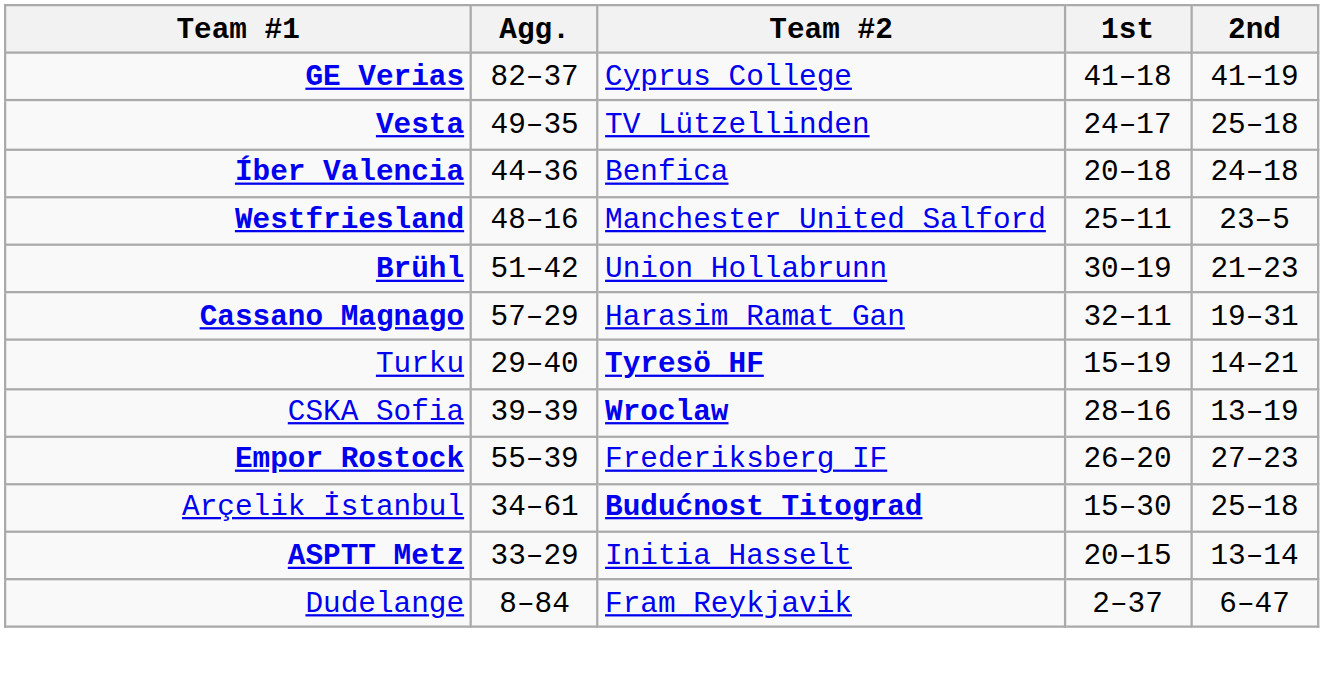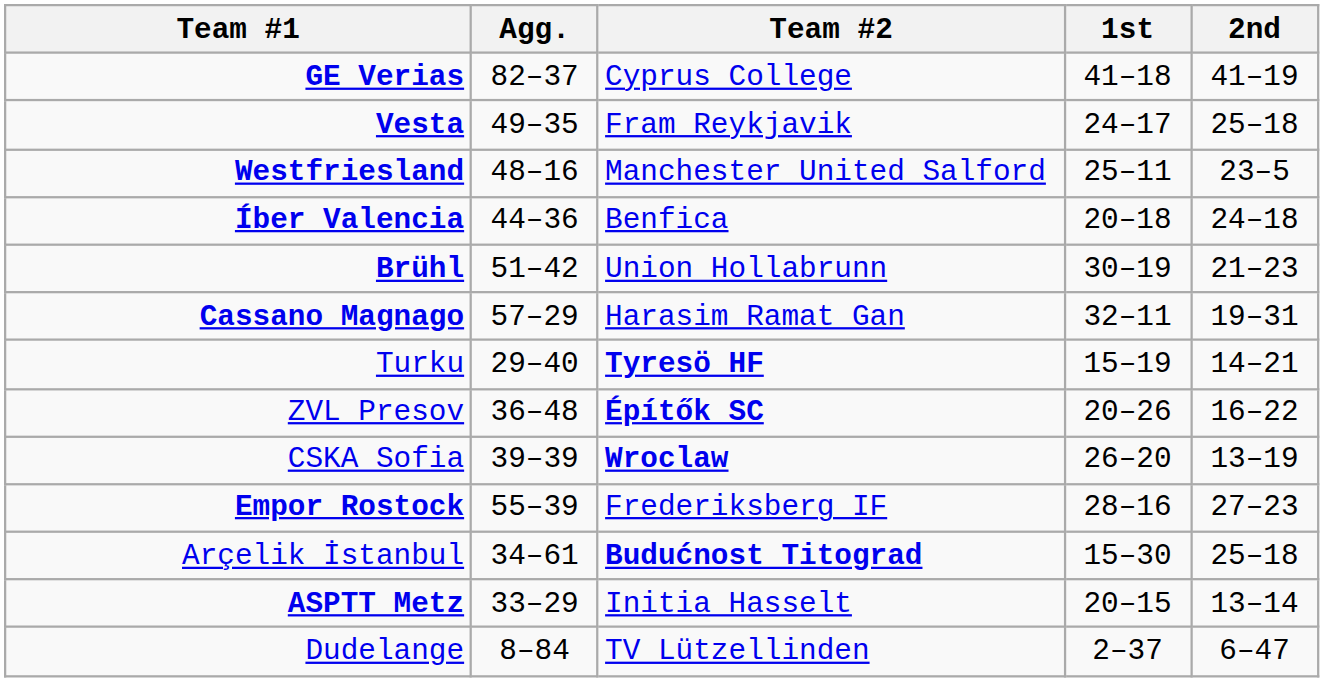(737, 125) TV Lützellinden -> (729, 125) Fram Reykjavik
rows swapped: (350, 173) <-> (350, 221)
+ row: (376, 412)
(1128, 412) 28–16 -> (1128, 460) 26–20
(1128, 460) 26–20 -> (1128, 508) 28–16
(729, 604) Fram Reykjavik -> (737, 652) TV Lützellinden
